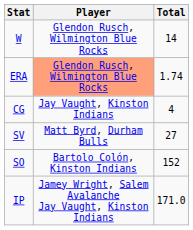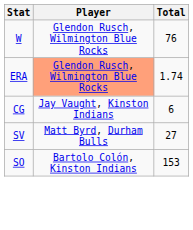(171, 39) 14 -> (171, 39) 76
(171, 109) 4 -> (171, 109) 6
(171, 163) 152 -> (171, 163) 153
- row: (19, 201)
